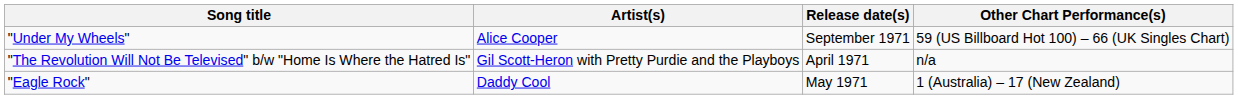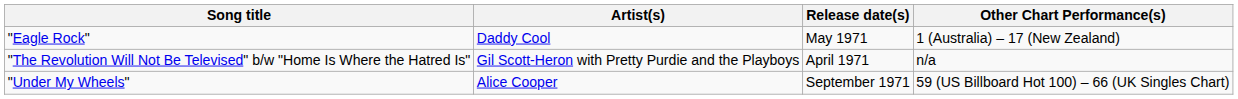rows swapped: (49, 82) <-> (69, 37)
